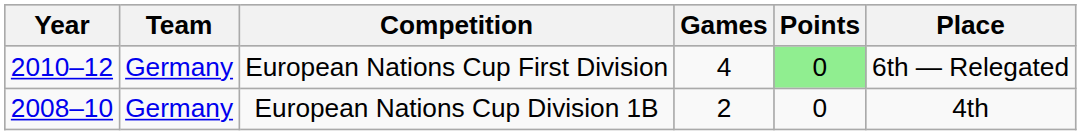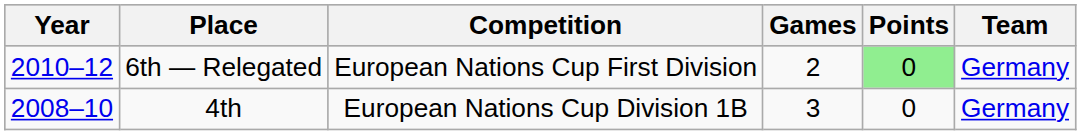columns swapped: (179, 25) <-> (971, 25)
(724, 66) 4 -> (813, 66) 2
(724, 108) 2 -> (813, 108) 3
